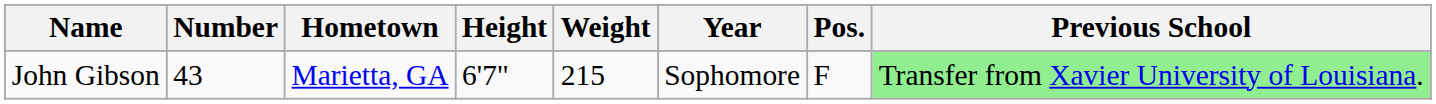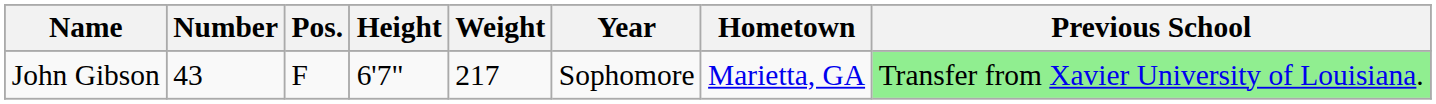columns swapped: (839, 27) <-> (370, 27)
(583, 74) 215 -> (477, 74) 217
